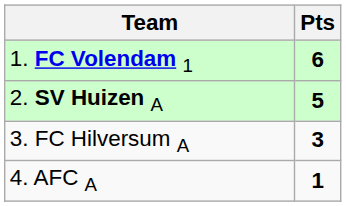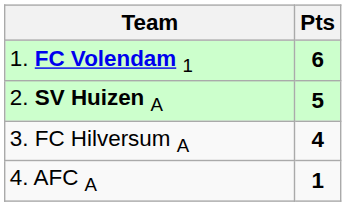(318, 140) 3 -> (318, 140) 4
